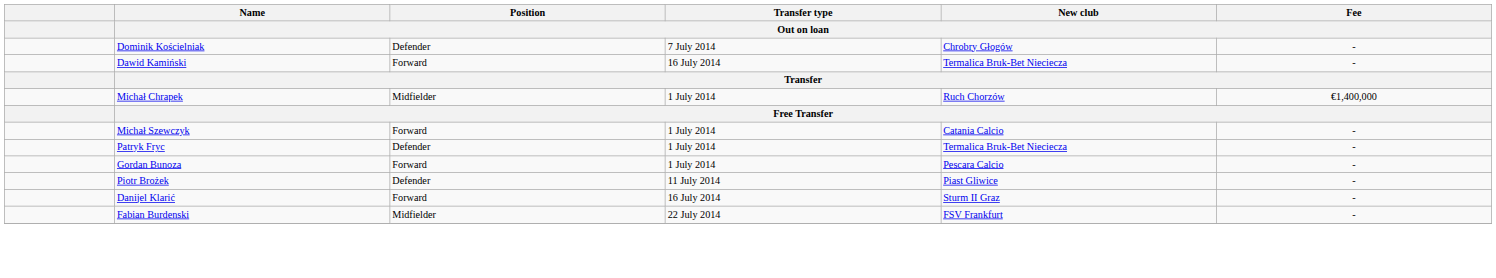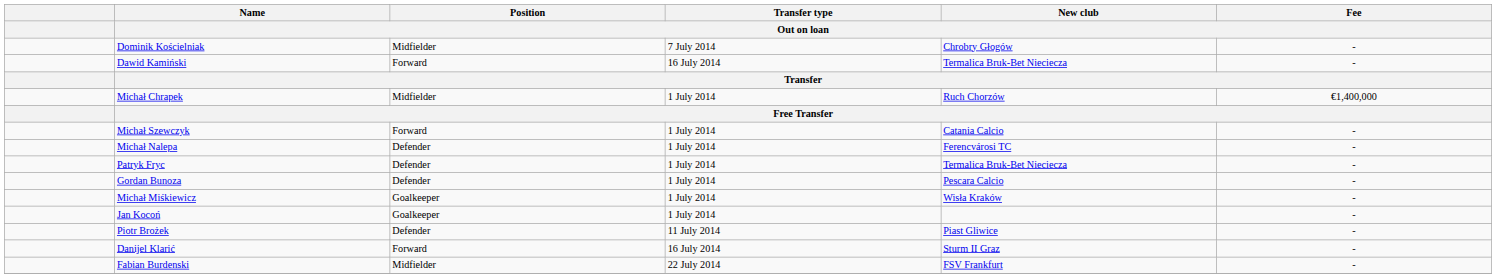(411, 46) Defender -> (414, 46) Midfielder
+ row: (147, 147)
(410, 163) Forward -> (411, 180) Defender
+ row: (156, 197)
+ row: (139, 214)
